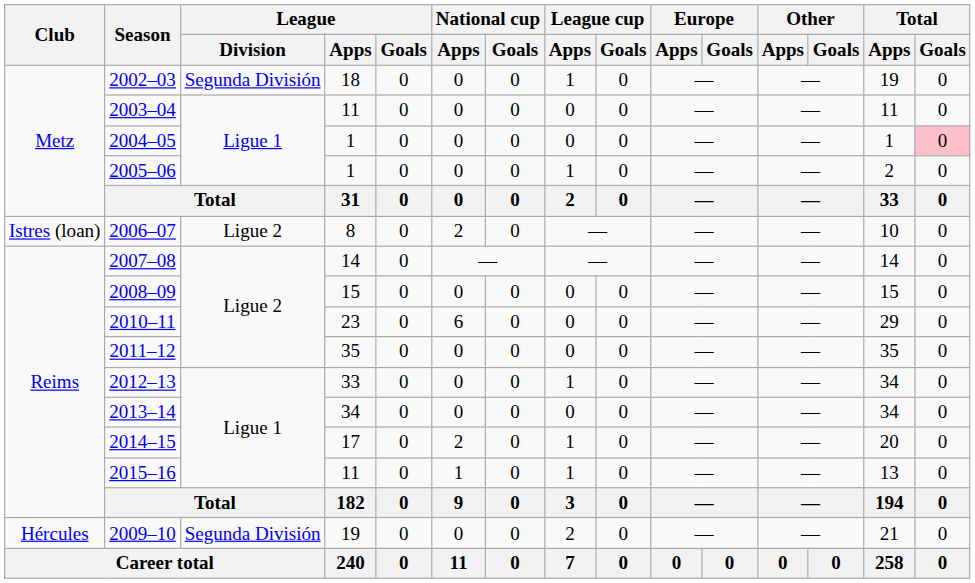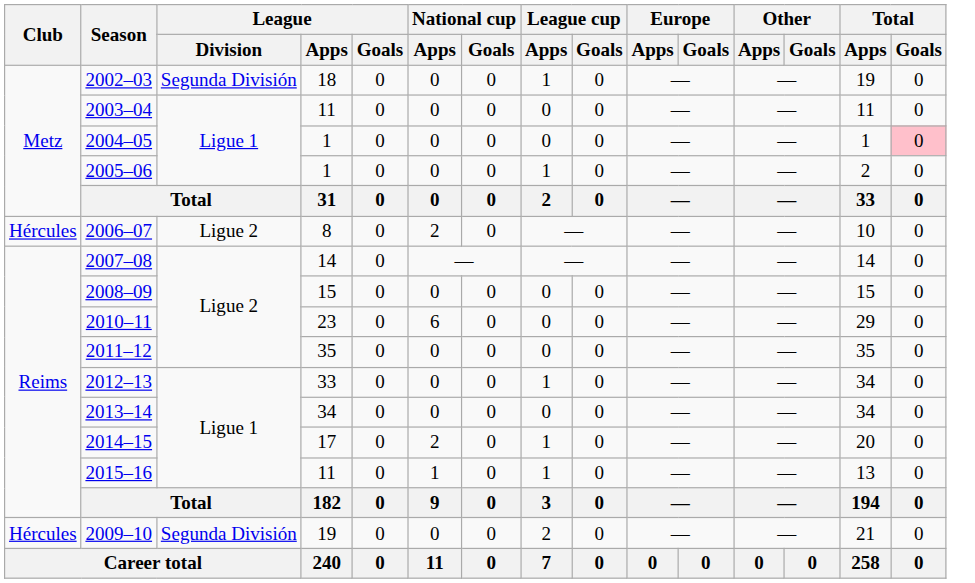(55, 230) Istres (loan) -> (43, 230) Hércules
